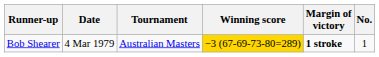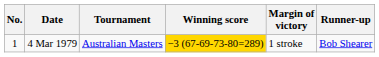columns swapped: (364, 19) <-> (33, 19)
(324, 43) bold -> (286, 43) normal
